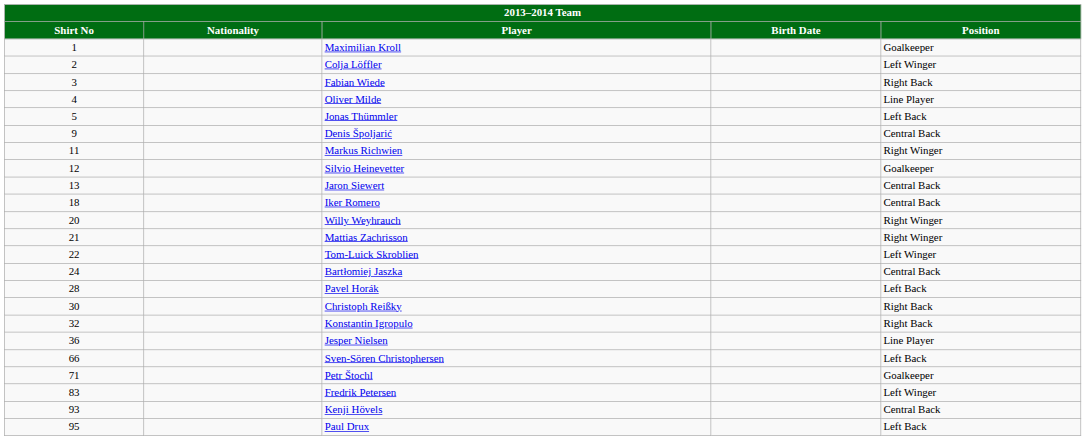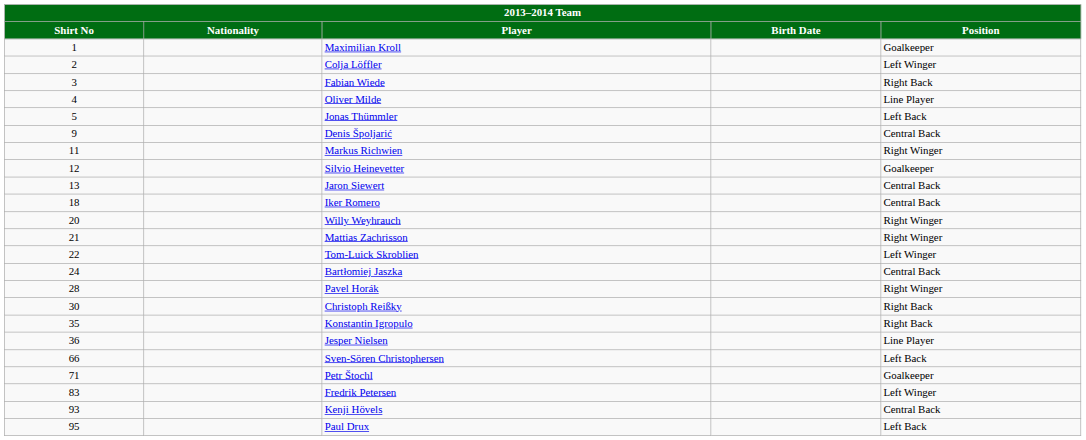(905, 289) Left Back -> (913, 289) Right Winger
(74, 323) 32 -> (74, 323) 35
